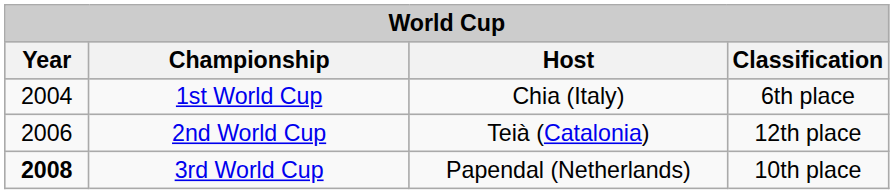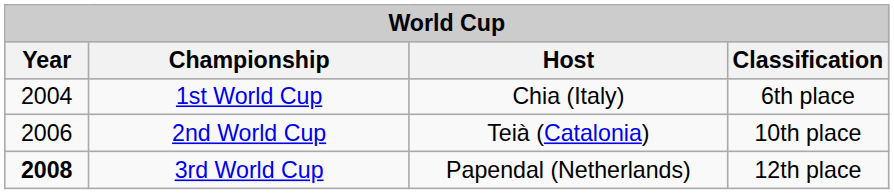(808, 133) 12th place -> (808, 133) 10th place
(808, 170) 10th place -> (808, 170) 12th place
